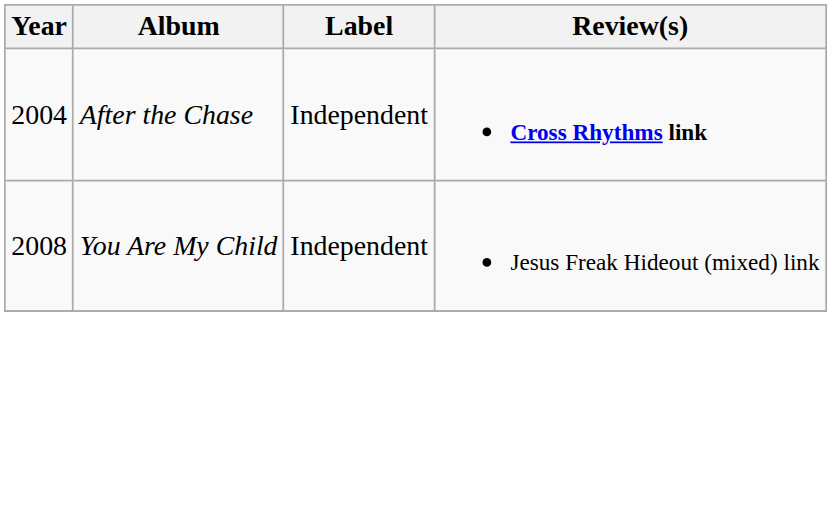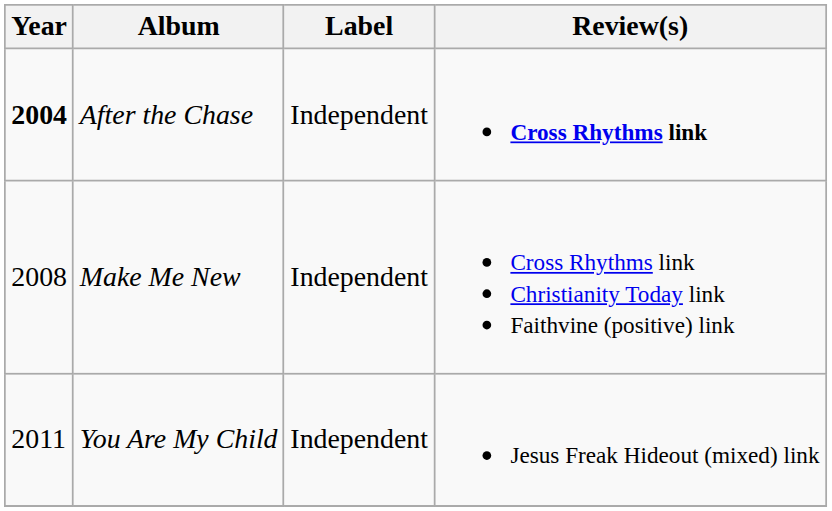(39, 114) normal -> (39, 114) bold
+ row: (160, 276)
(39, 245) 2008 -> (39, 439) 2011
